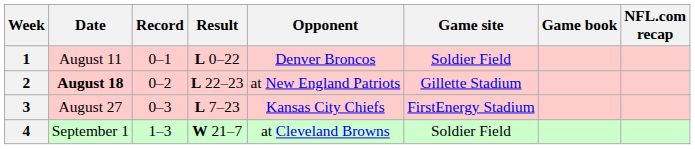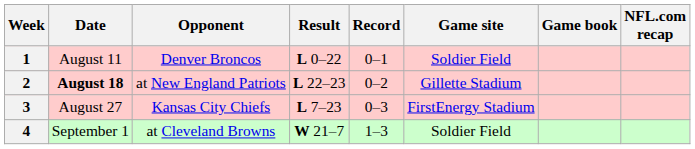columns swapped: (325, 25) <-> (160, 25)
